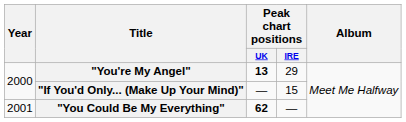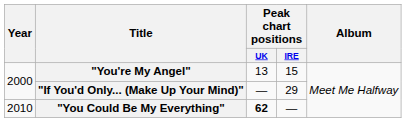(262, 72) bold -> (262, 72) normal
(292, 72) 29 -> (292, 72) 15
(292, 90) 15 -> (292, 90) 29
(20, 108) 2001 -> (20, 108) 2010
